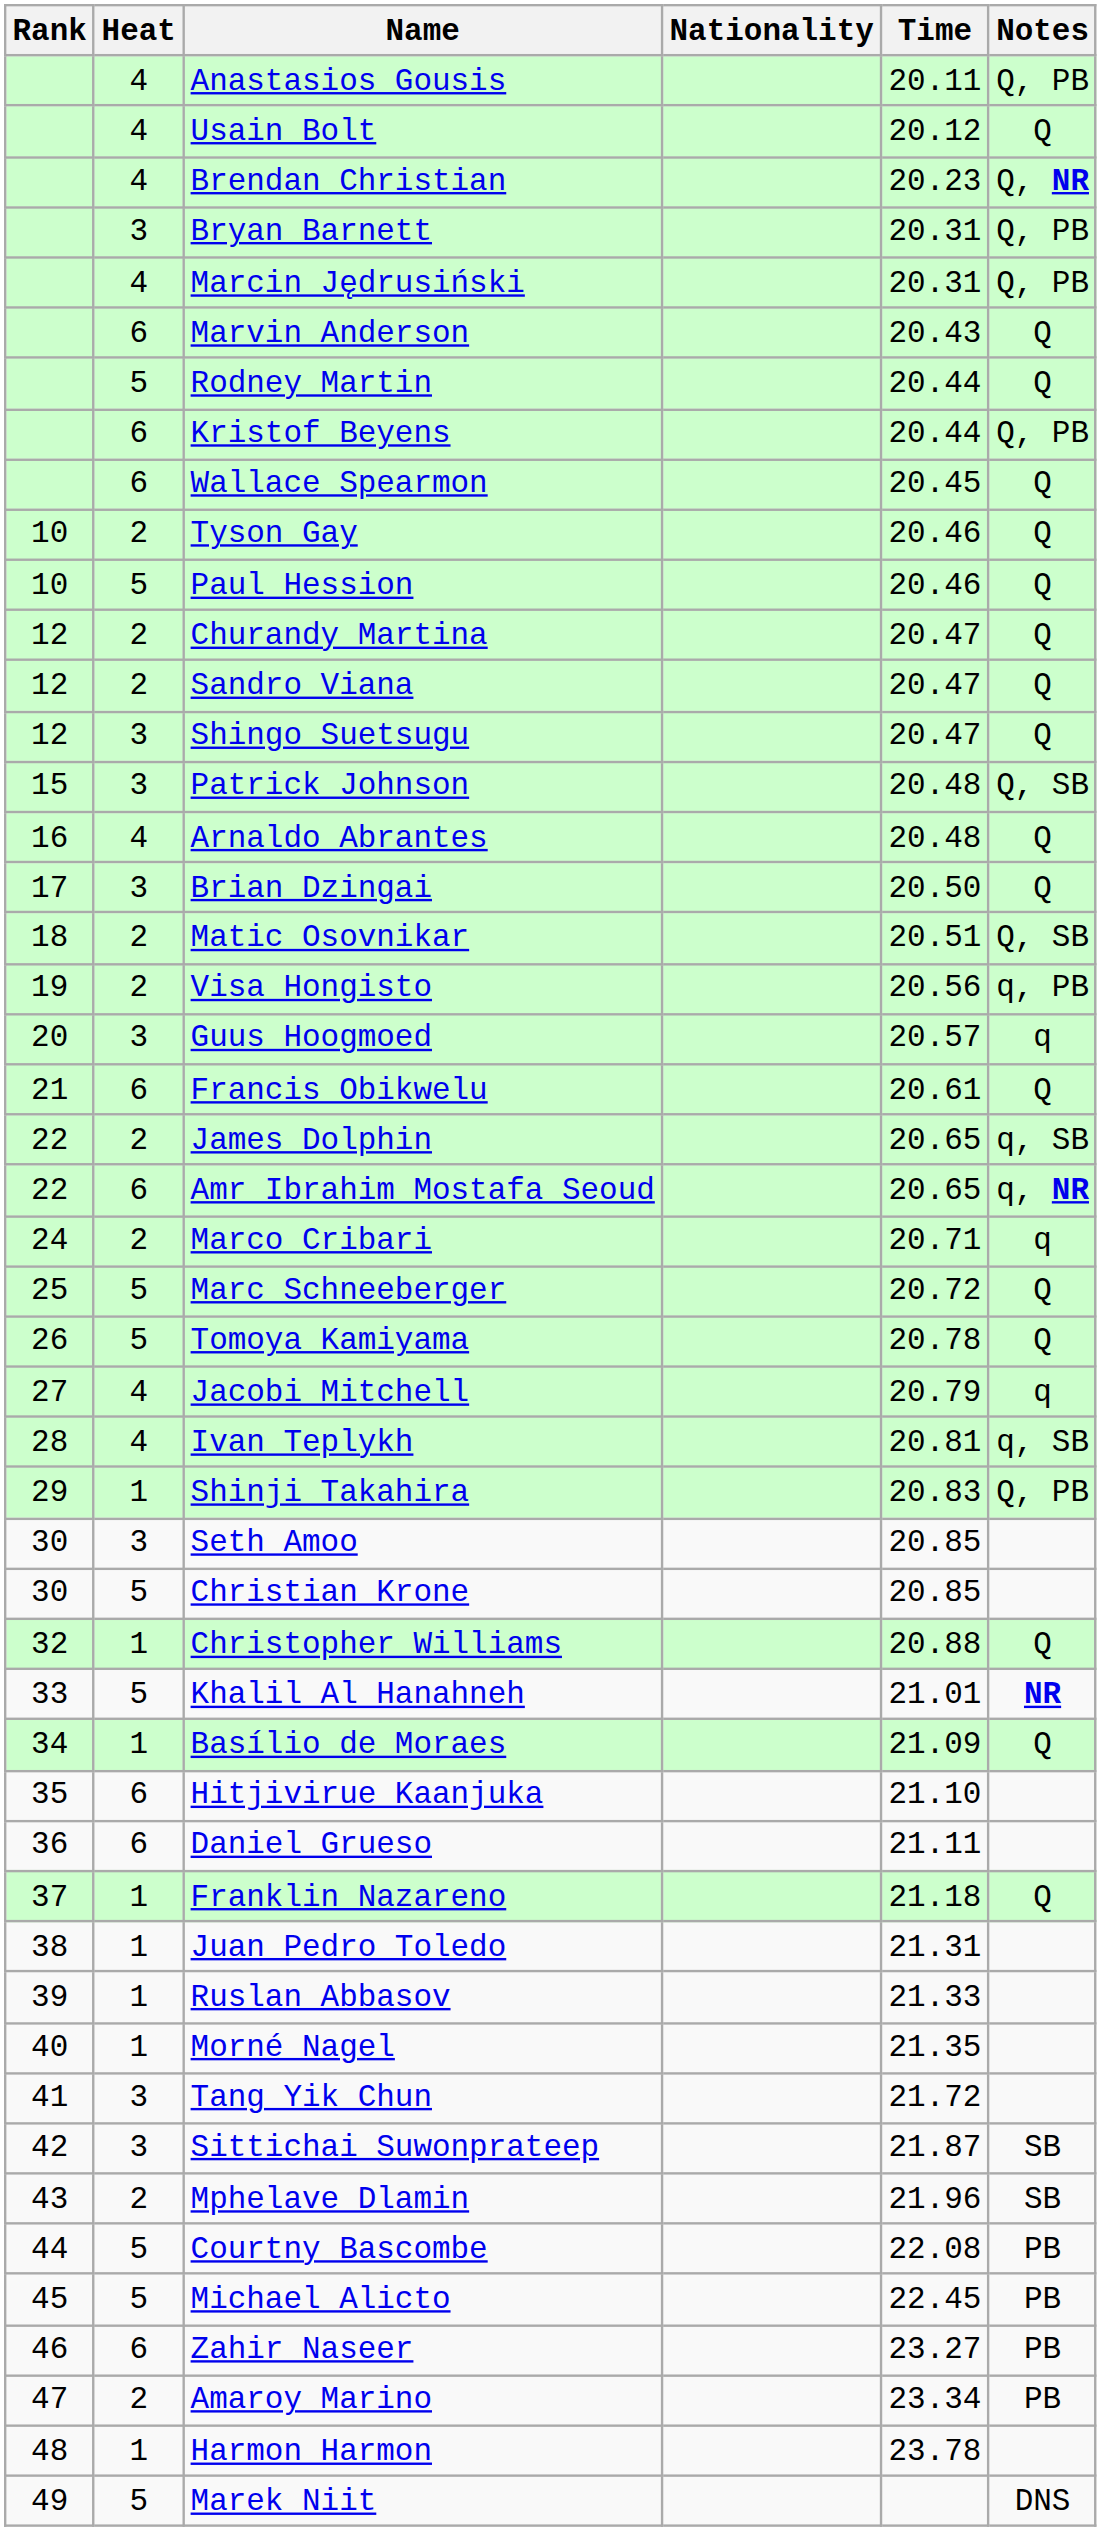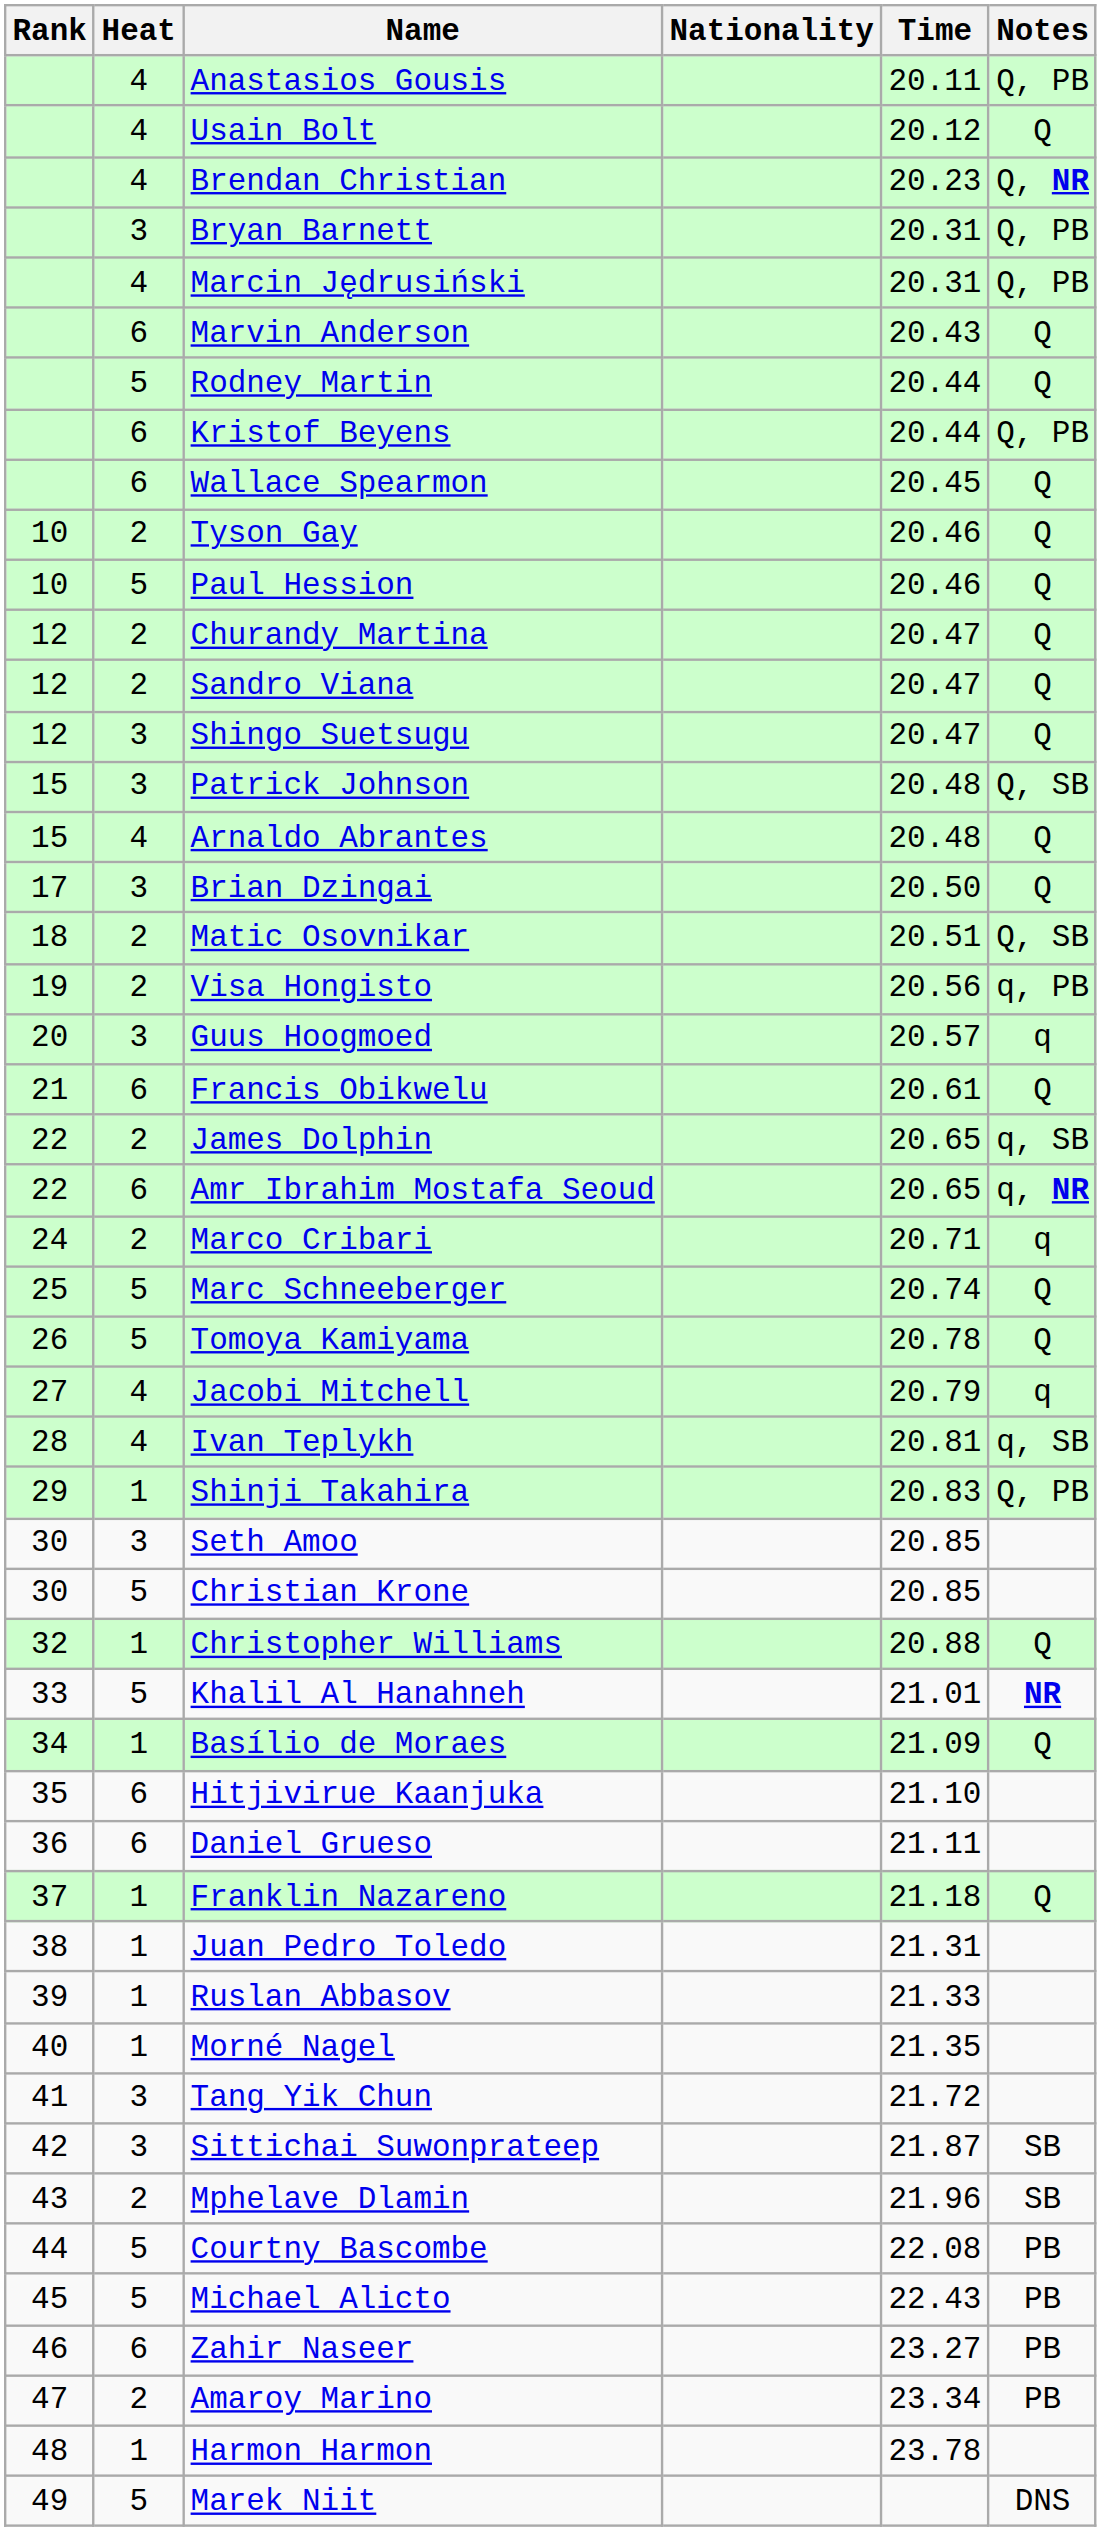(50, 837) 16 -> (50, 837) 15
(935, 1291) 20.72 -> (935, 1291) 20.74
(935, 2300) 22.45 -> (935, 2300) 22.43
